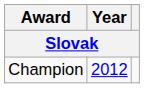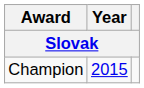(109, 69) 2012 -> (109, 69) 2015
